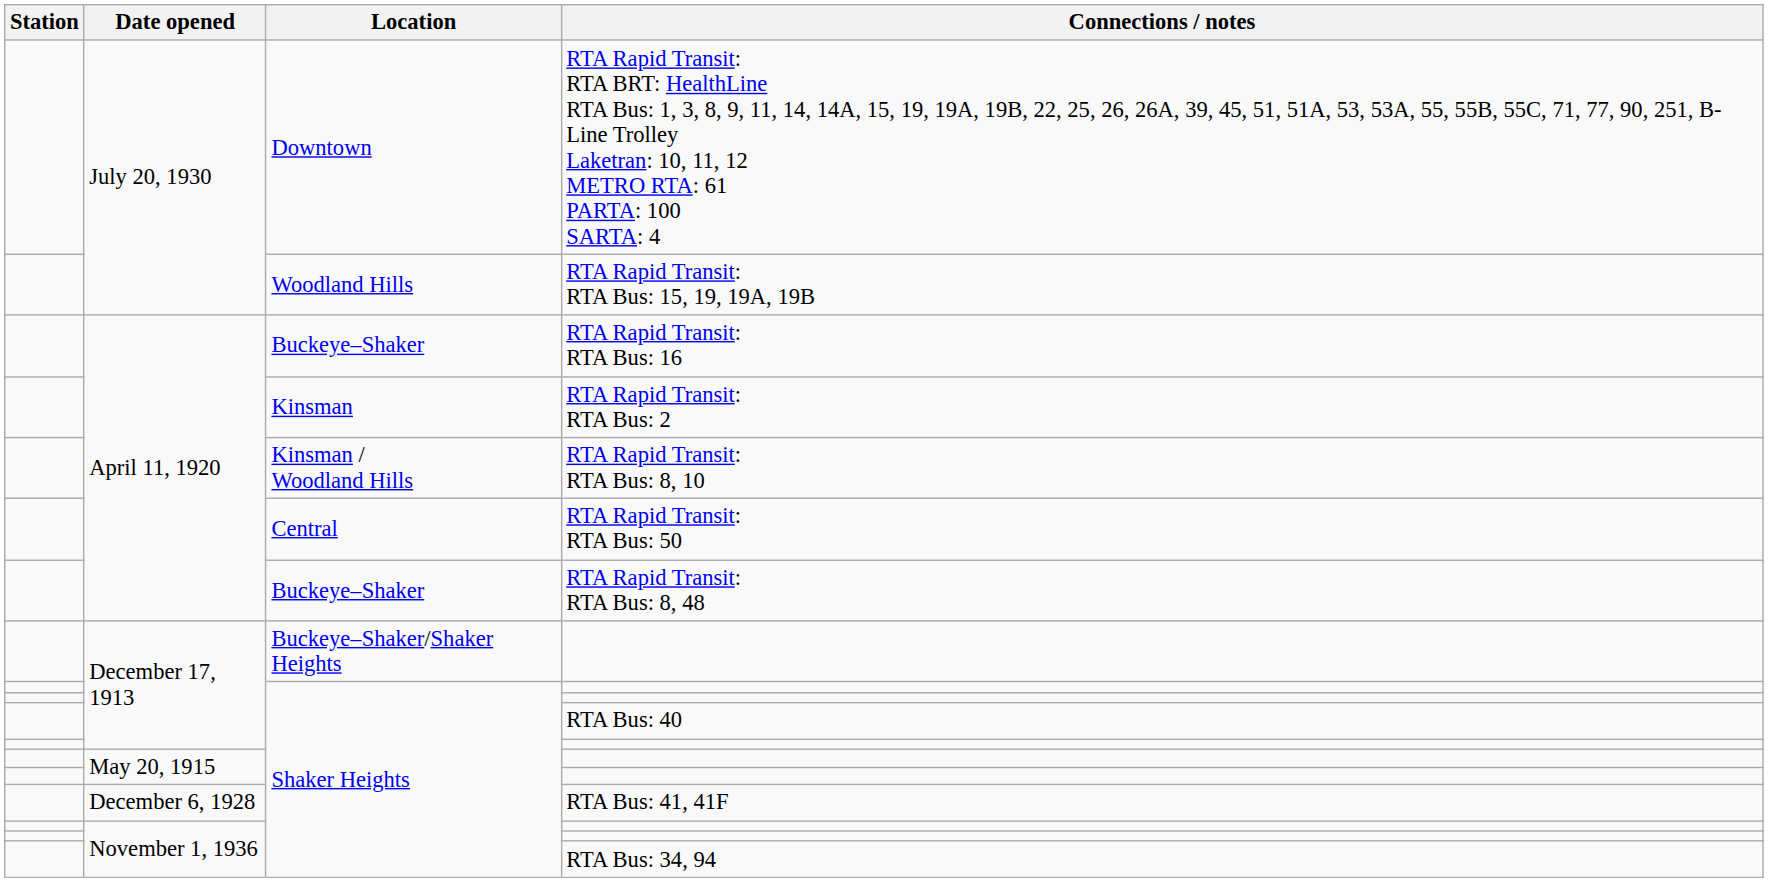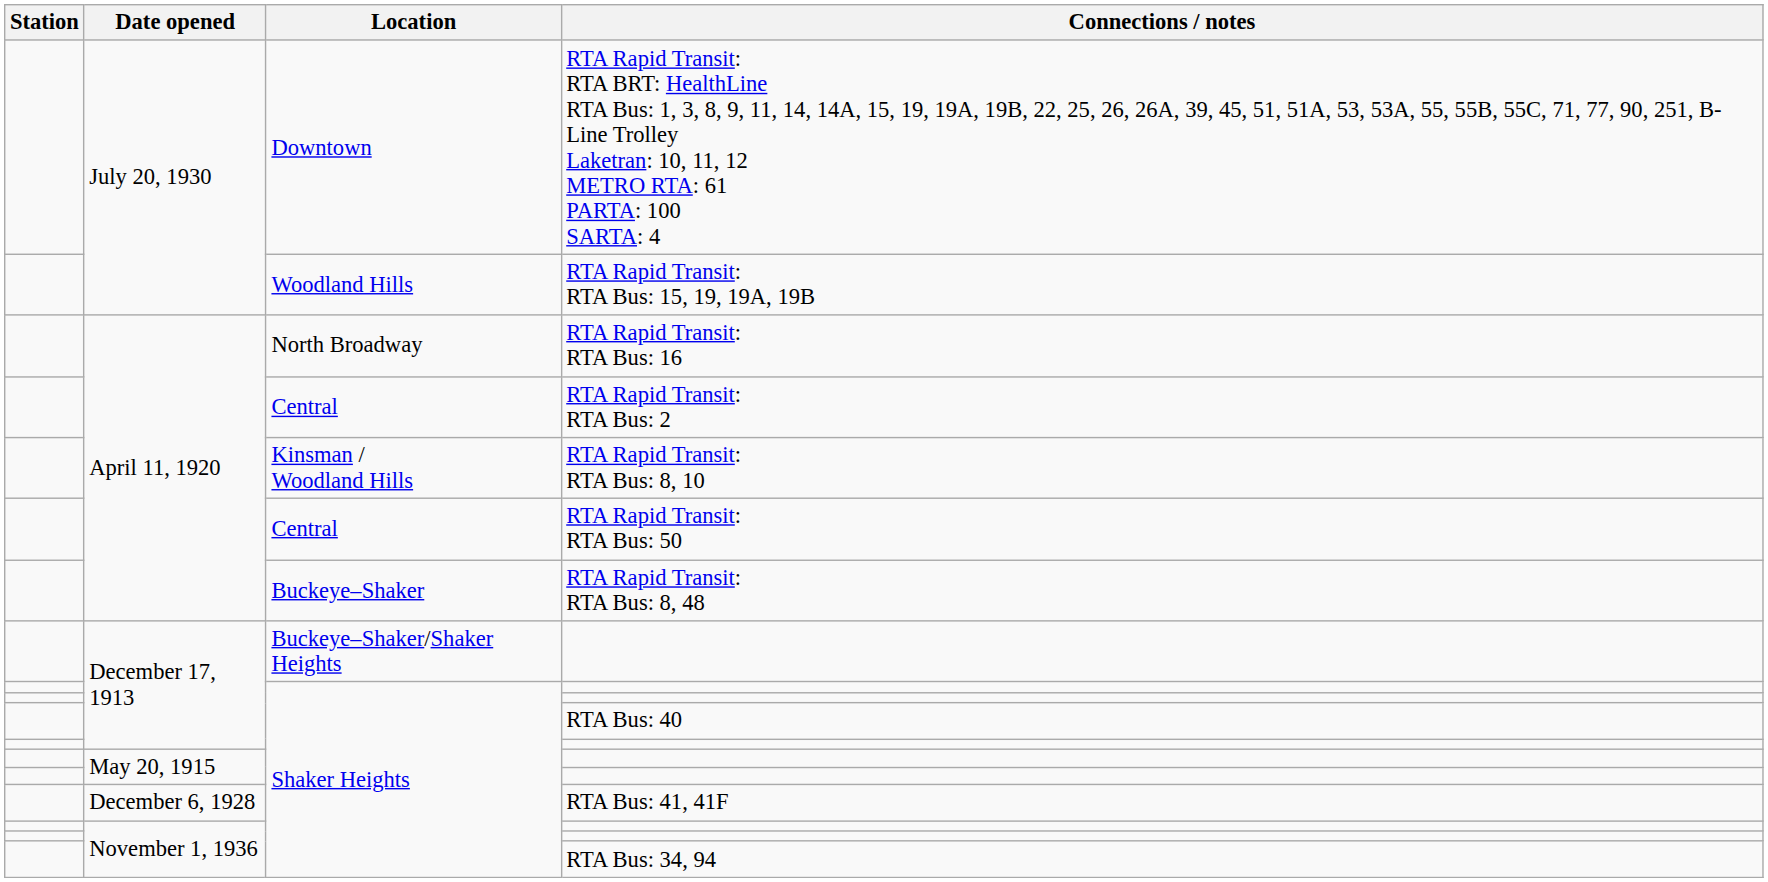(348, 345) Buckeye–Shaker -> (347, 345) North Broadway
(312, 406) Kinsman -> (305, 406) Central
